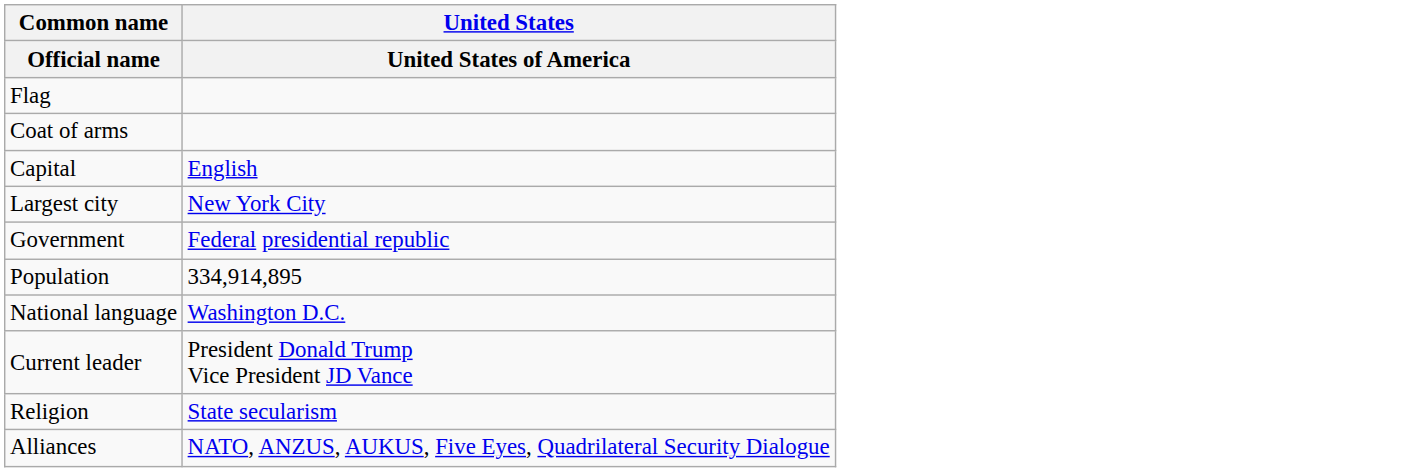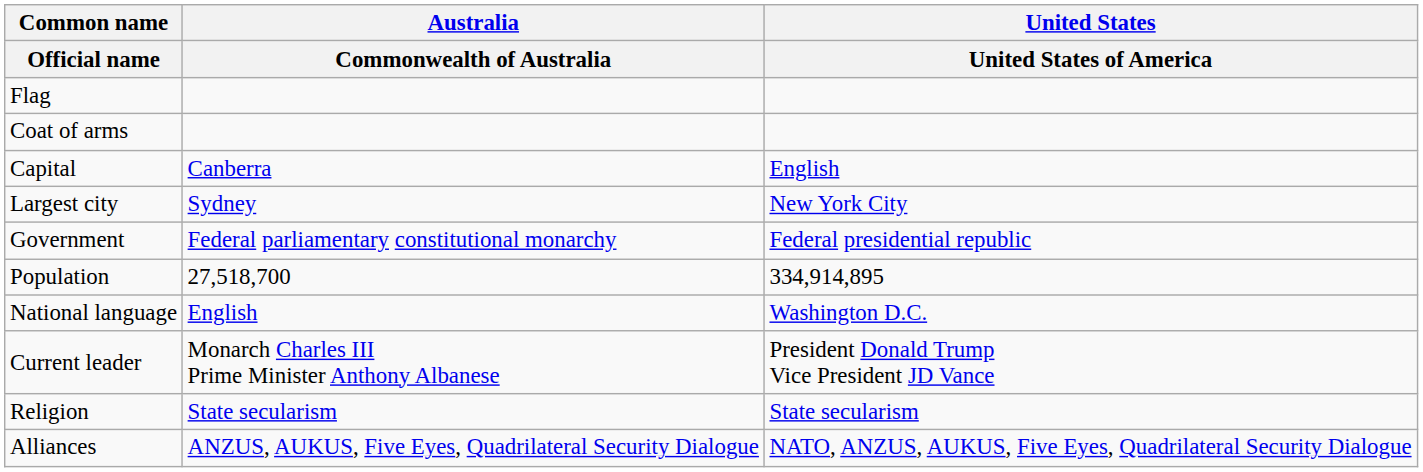+ column: (473, 58)
